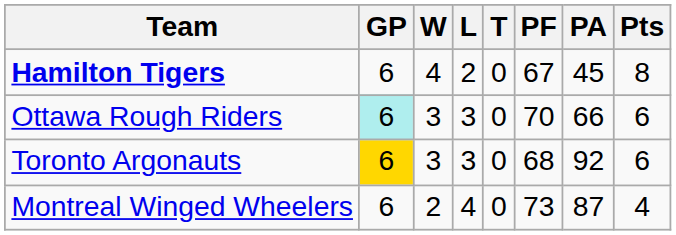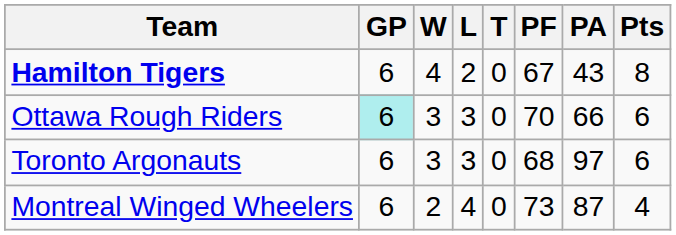(588, 71) 45 -> (588, 71) 43
(386, 161) gold background -> (386, 161) no background
(588, 161) 92 -> (588, 161) 97
